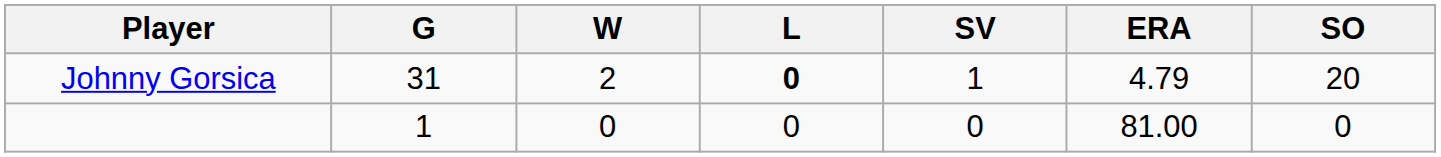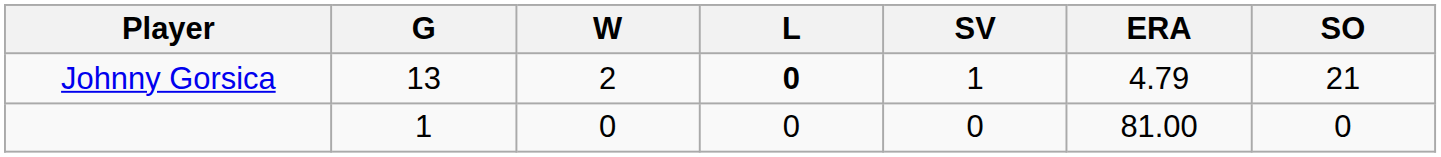(424, 77) 31 -> (424, 77) 13
(1343, 77) 20 -> (1343, 77) 21
